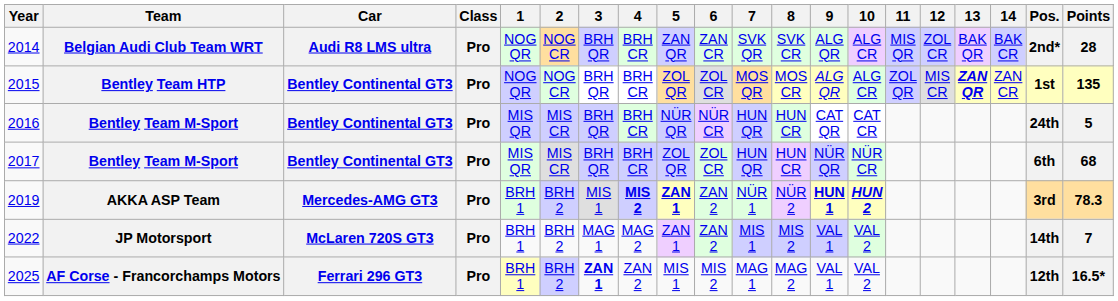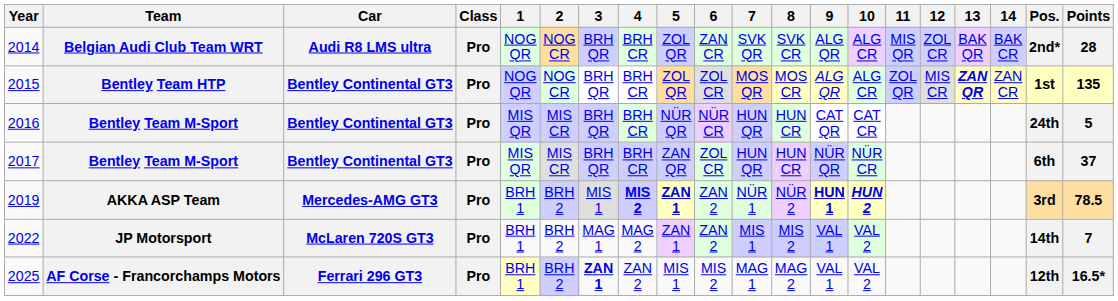(676, 47) ZAN QR -> (676, 47) ZOL QR
(676, 162) ZOL QR -> (676, 162) ZAN QR
(1088, 162) 68 -> (1088, 162) 37
(1088, 200) 78.3 -> (1088, 200) 78.5
